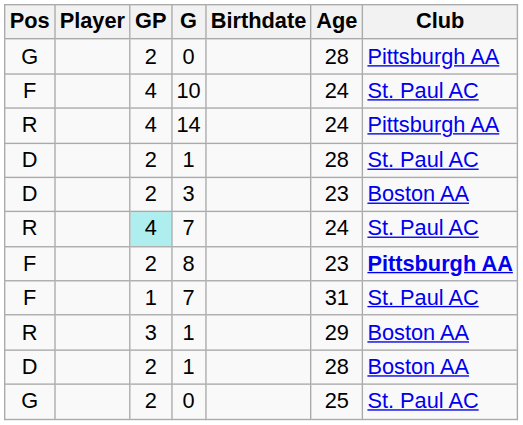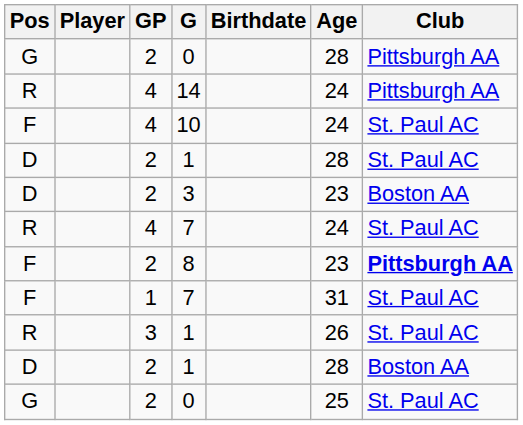rows swapped: (30, 90) <-> (30, 125)
(151, 228) paleturquoise background -> (151, 228) no background
(337, 332) 29 -> (337, 332) 26
(418, 332) Boston AA -> (423, 332) St. Paul AC
